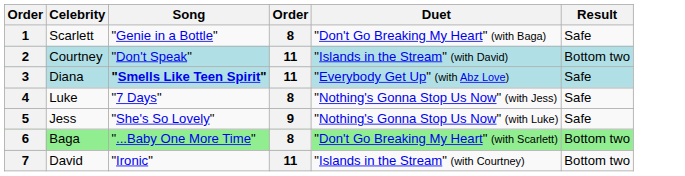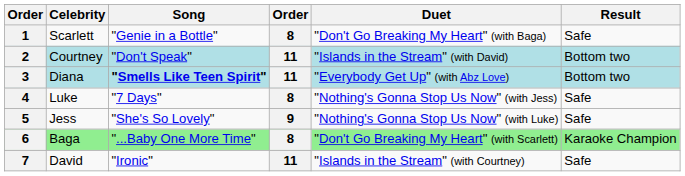(578, 77) Safe -> (597, 77) Bottom two
(597, 139) Bottom two -> (621, 139) Karaoke Champion
(597, 160) Bottom two -> (578, 160) Safe
